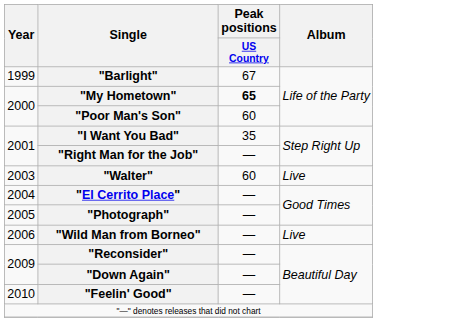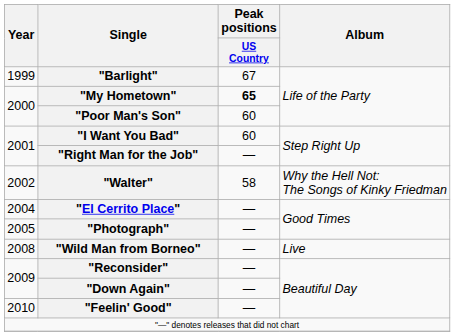(249, 135) 35 -> (249, 135) 60
(21, 175) 2003 -> (21, 182) 2002
(249, 175) 60 -> (249, 182) 58
(294, 175) Live -> (365, 182) Why the Hell Not: The Songs of Kinky Friedman
(21, 234) 2006 -> (21, 248) 2008
